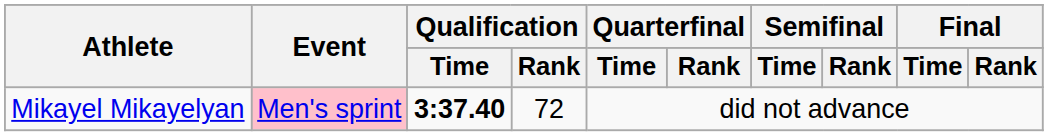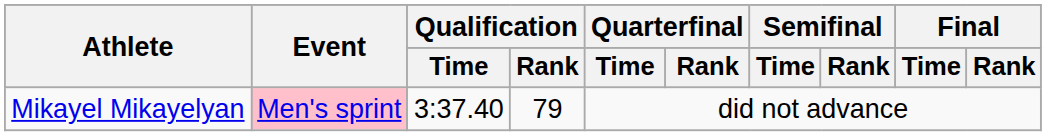(460, 109) bold -> (459, 109) normal
(549, 109) 72 -> (547, 109) 79
